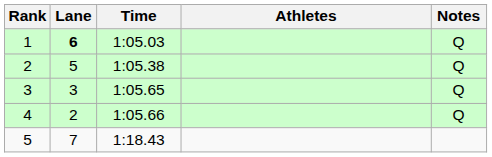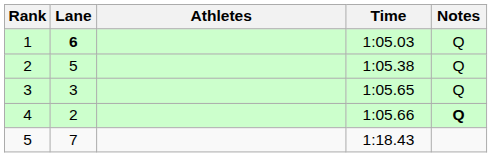columns swapped: (306, 16) <-> (139, 16)
(459, 115) normal -> (459, 115) bold
